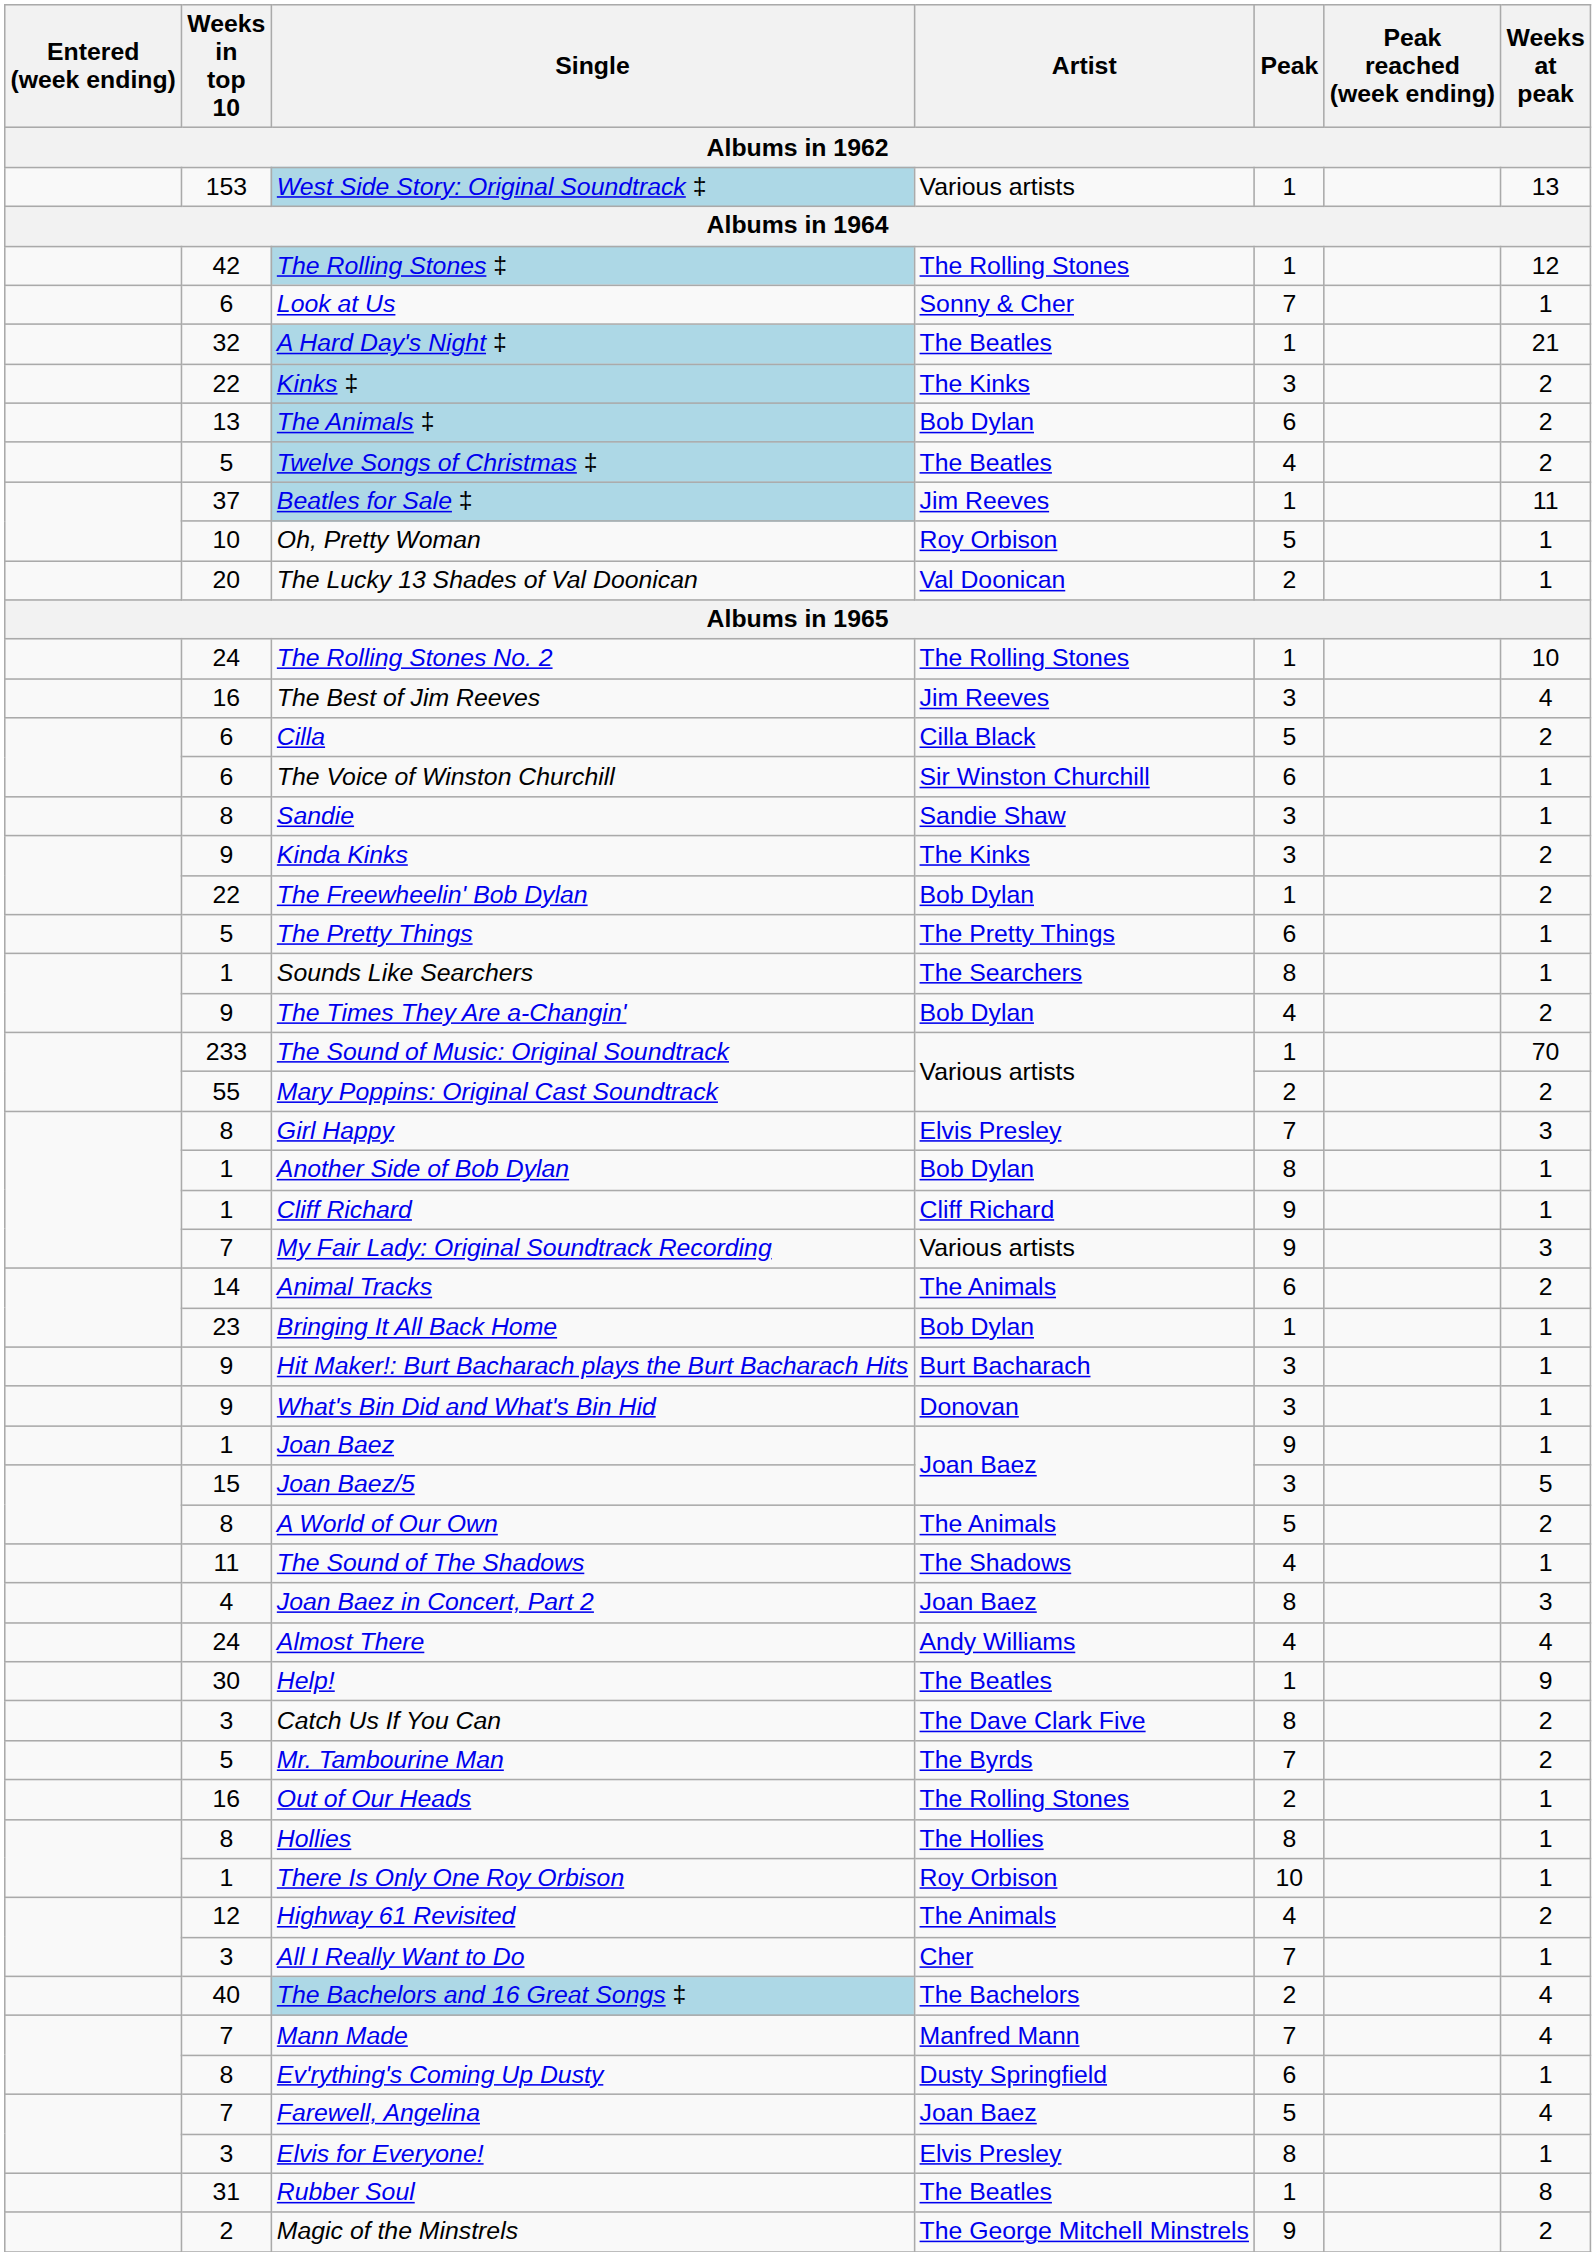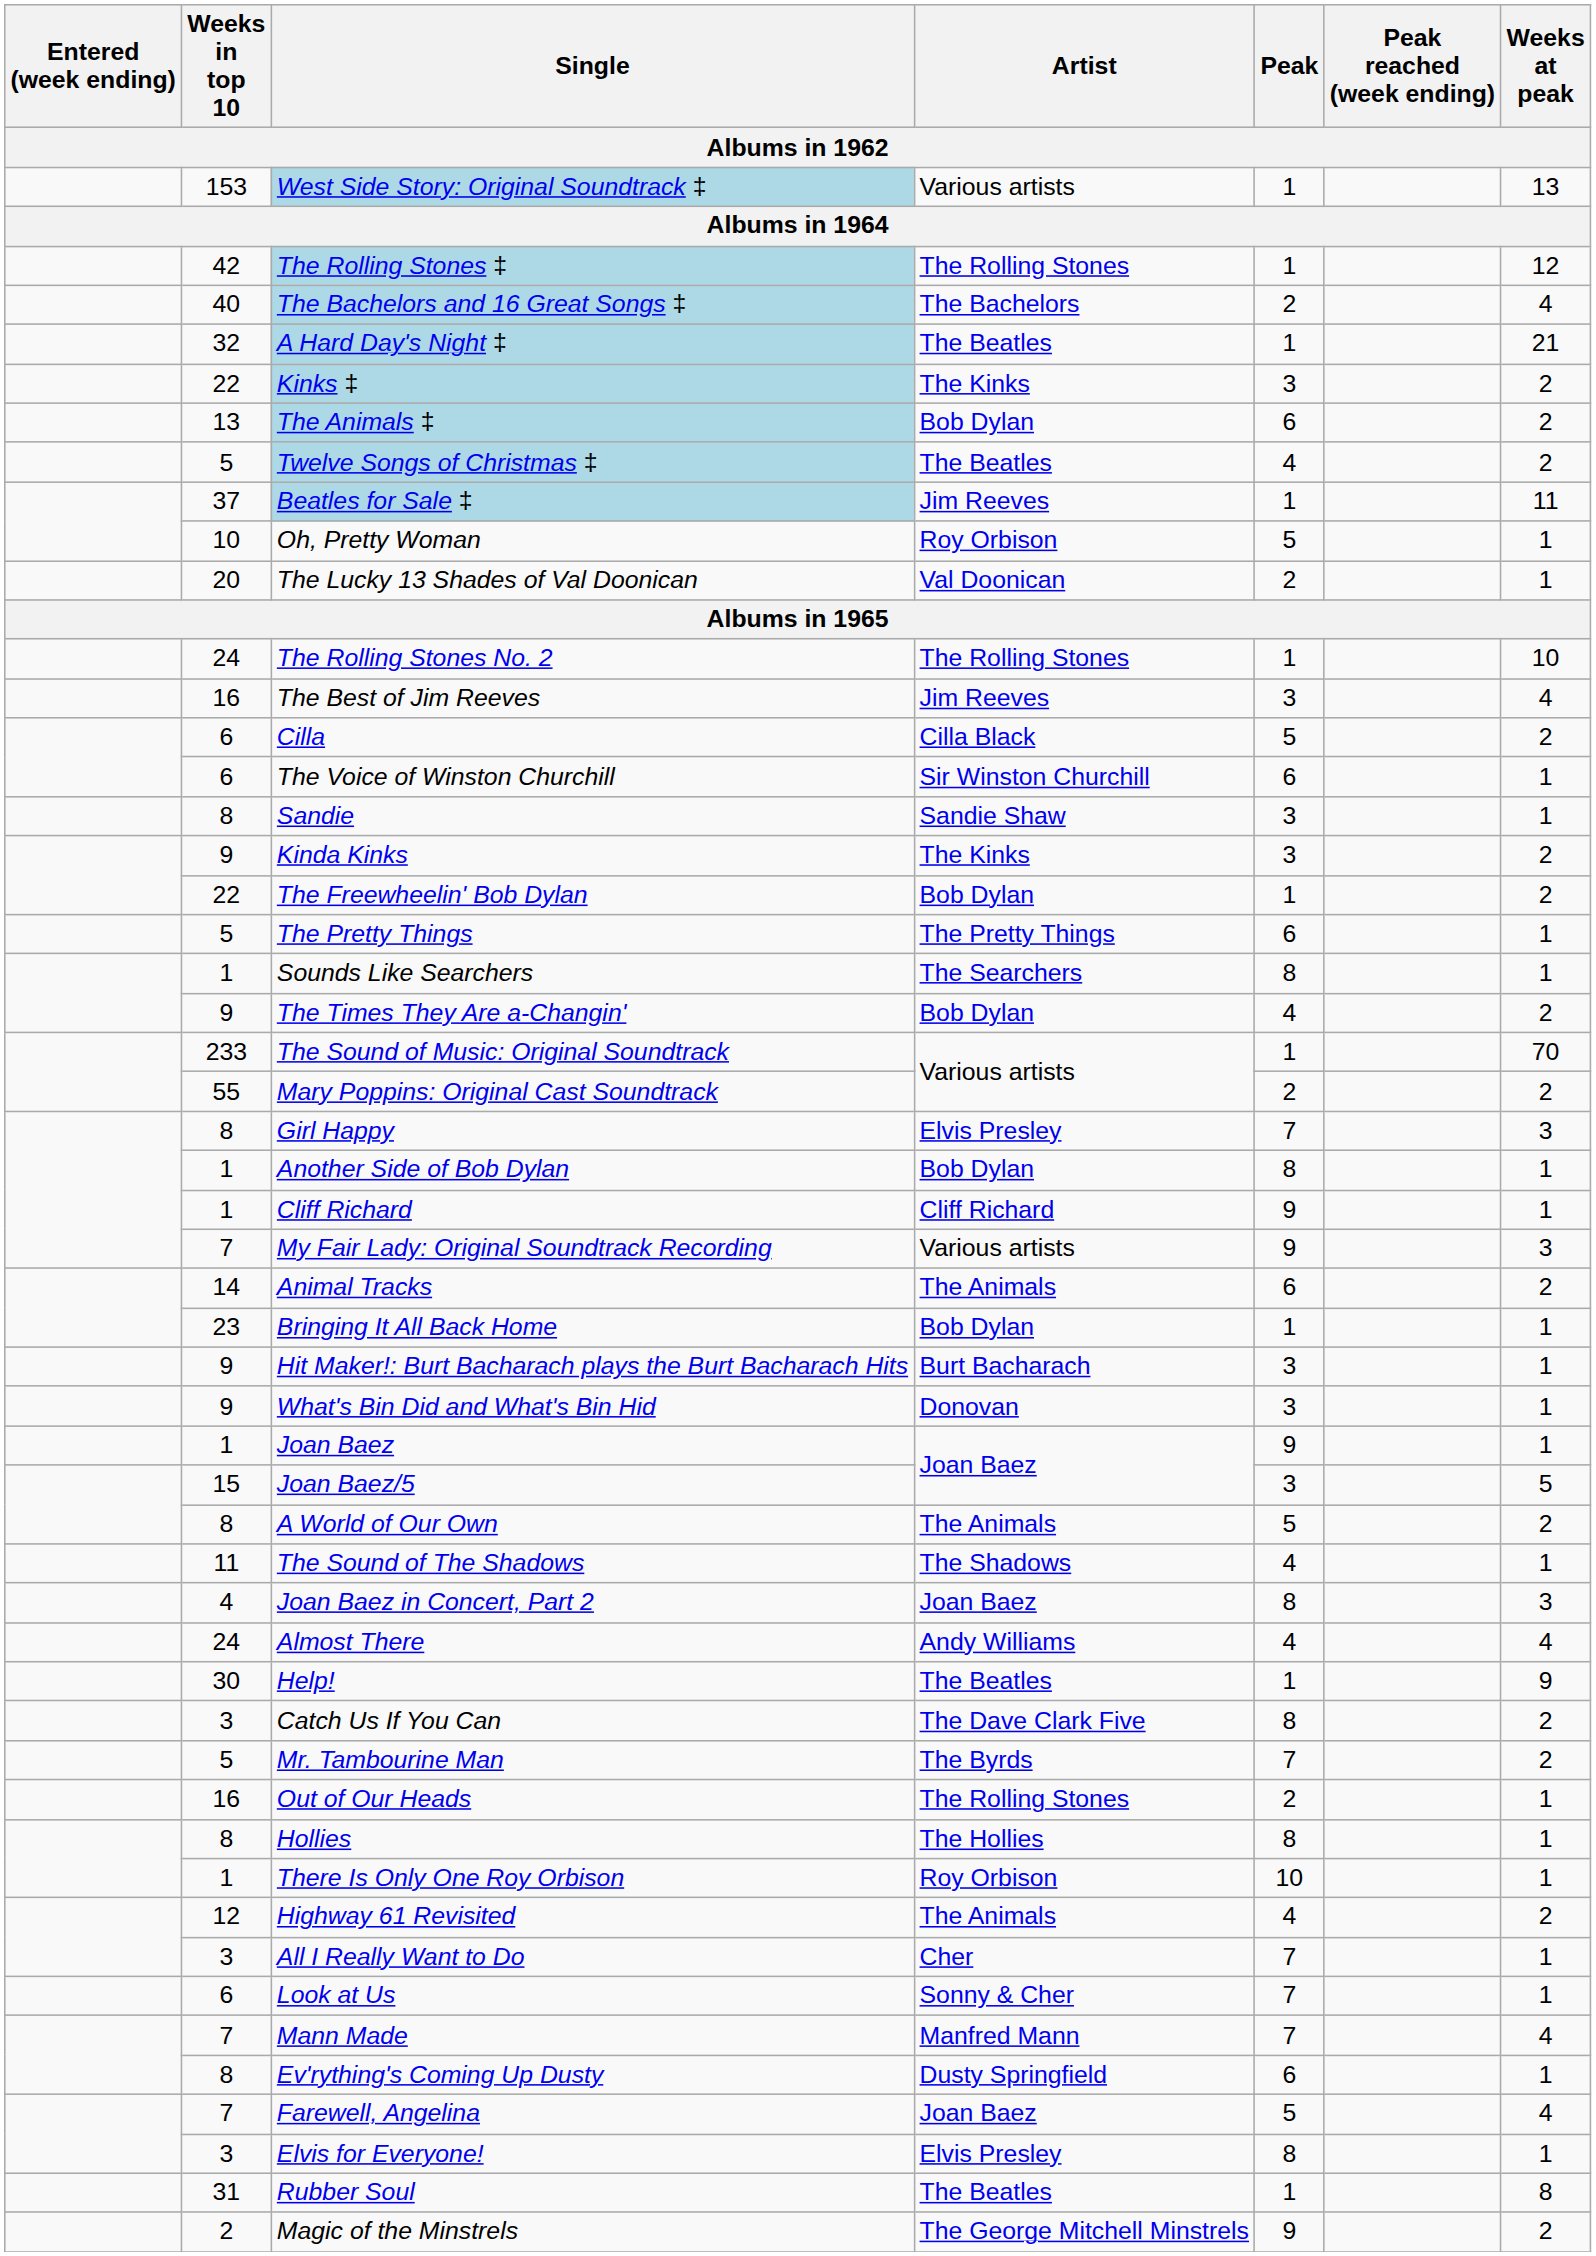rows swapped: (482, 1995) <-> (336, 304)
